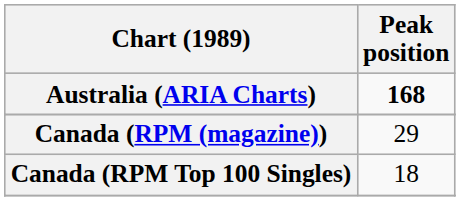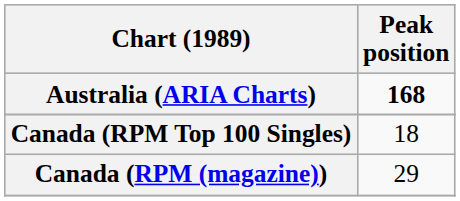rows swapped: (181, 133) <-> (181, 174)
